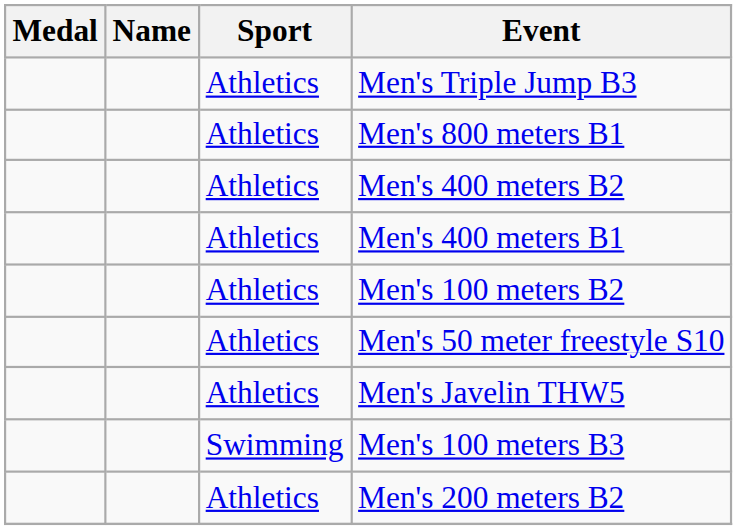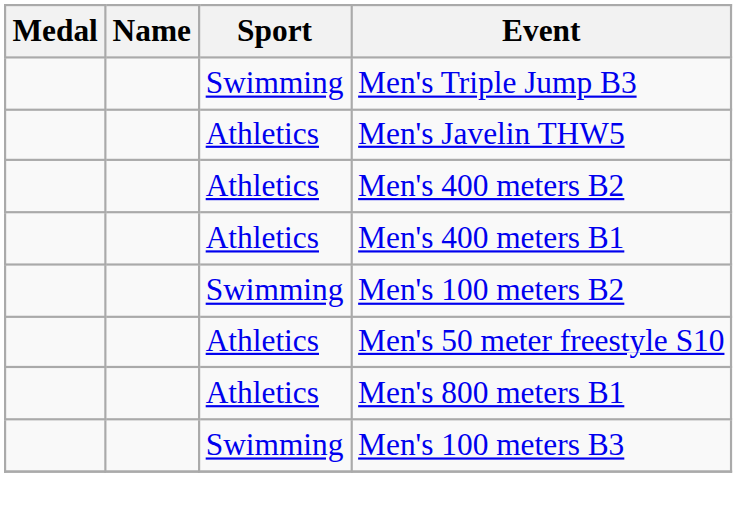(262, 82) Athletics -> (275, 82) Swimming
rows swapped: (491, 134) <-> (491, 393)
(262, 289) Athletics -> (275, 289) Swimming
- row: (491, 496)
